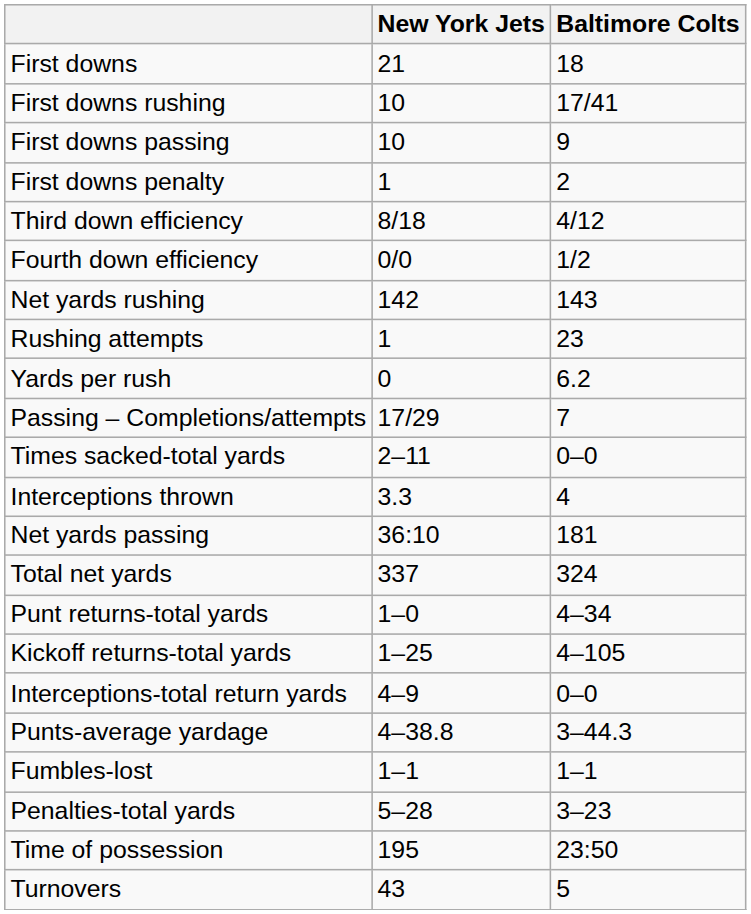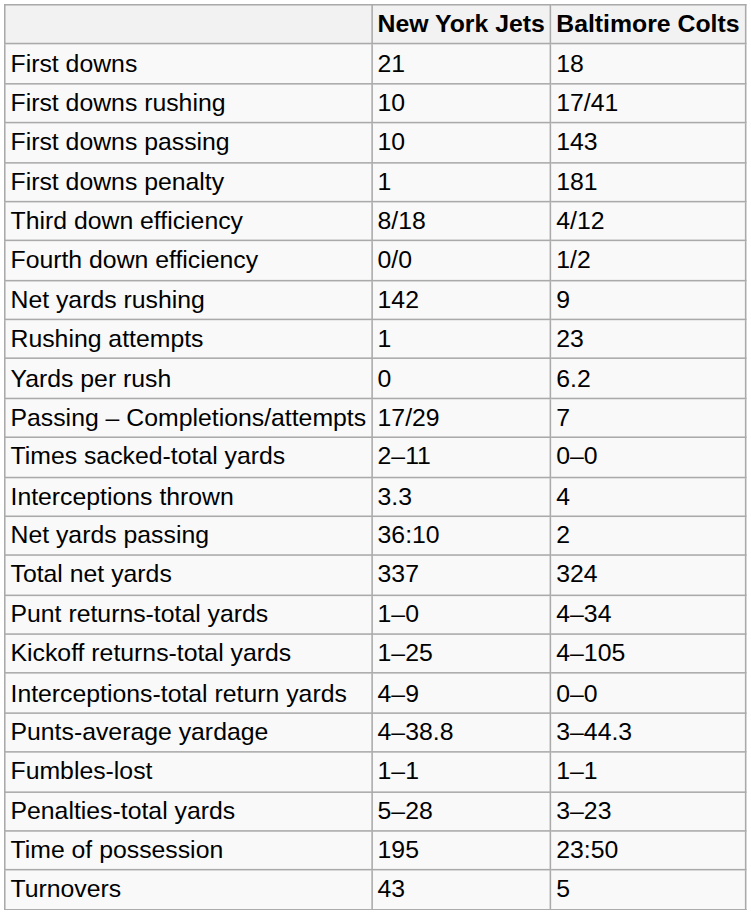(563, 142) 9 -> (577, 142) 143
(563, 181) 2 -> (577, 181) 181
(577, 299) 143 -> (563, 299) 9
(577, 535) 181 -> (563, 535) 2
